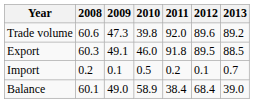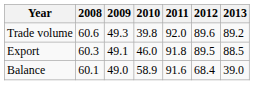(118, 32) 47.3 -> (118, 32) 49.3
- row: (23, 70)
(176, 88) 38.4 -> (176, 70) 91.6
